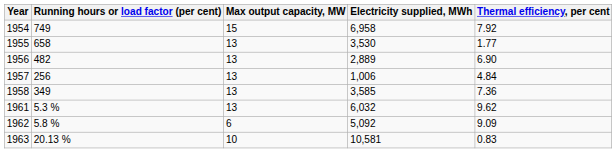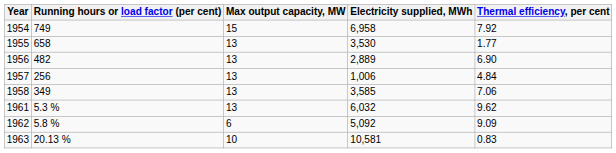(487, 92) 7.36 -> (487, 92) 7.06
